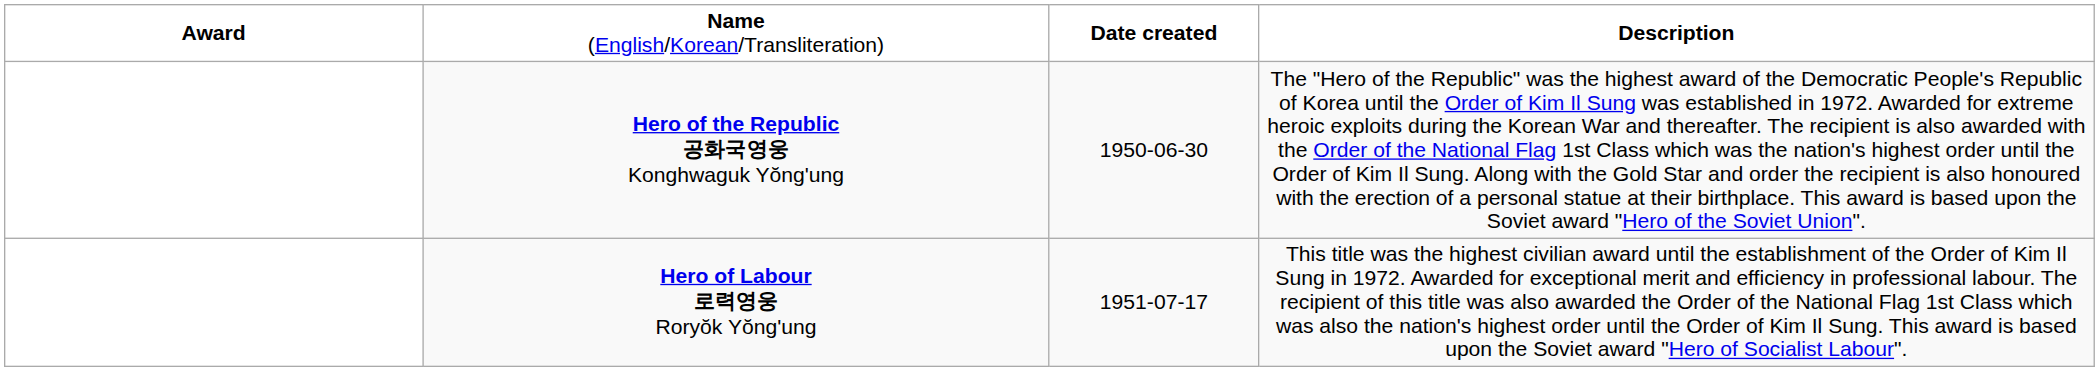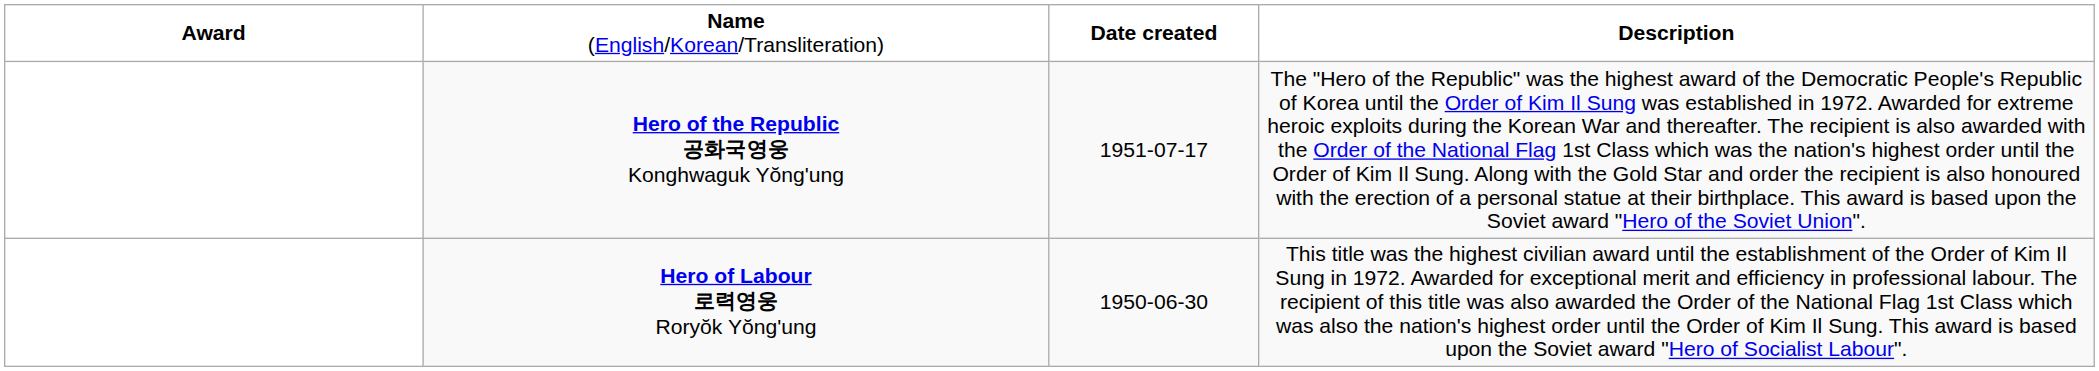(1154, 149) 1950-06-30 -> (1154, 149) 1951-07-17
(1154, 302) 1951-07-17 -> (1154, 302) 1950-06-30
